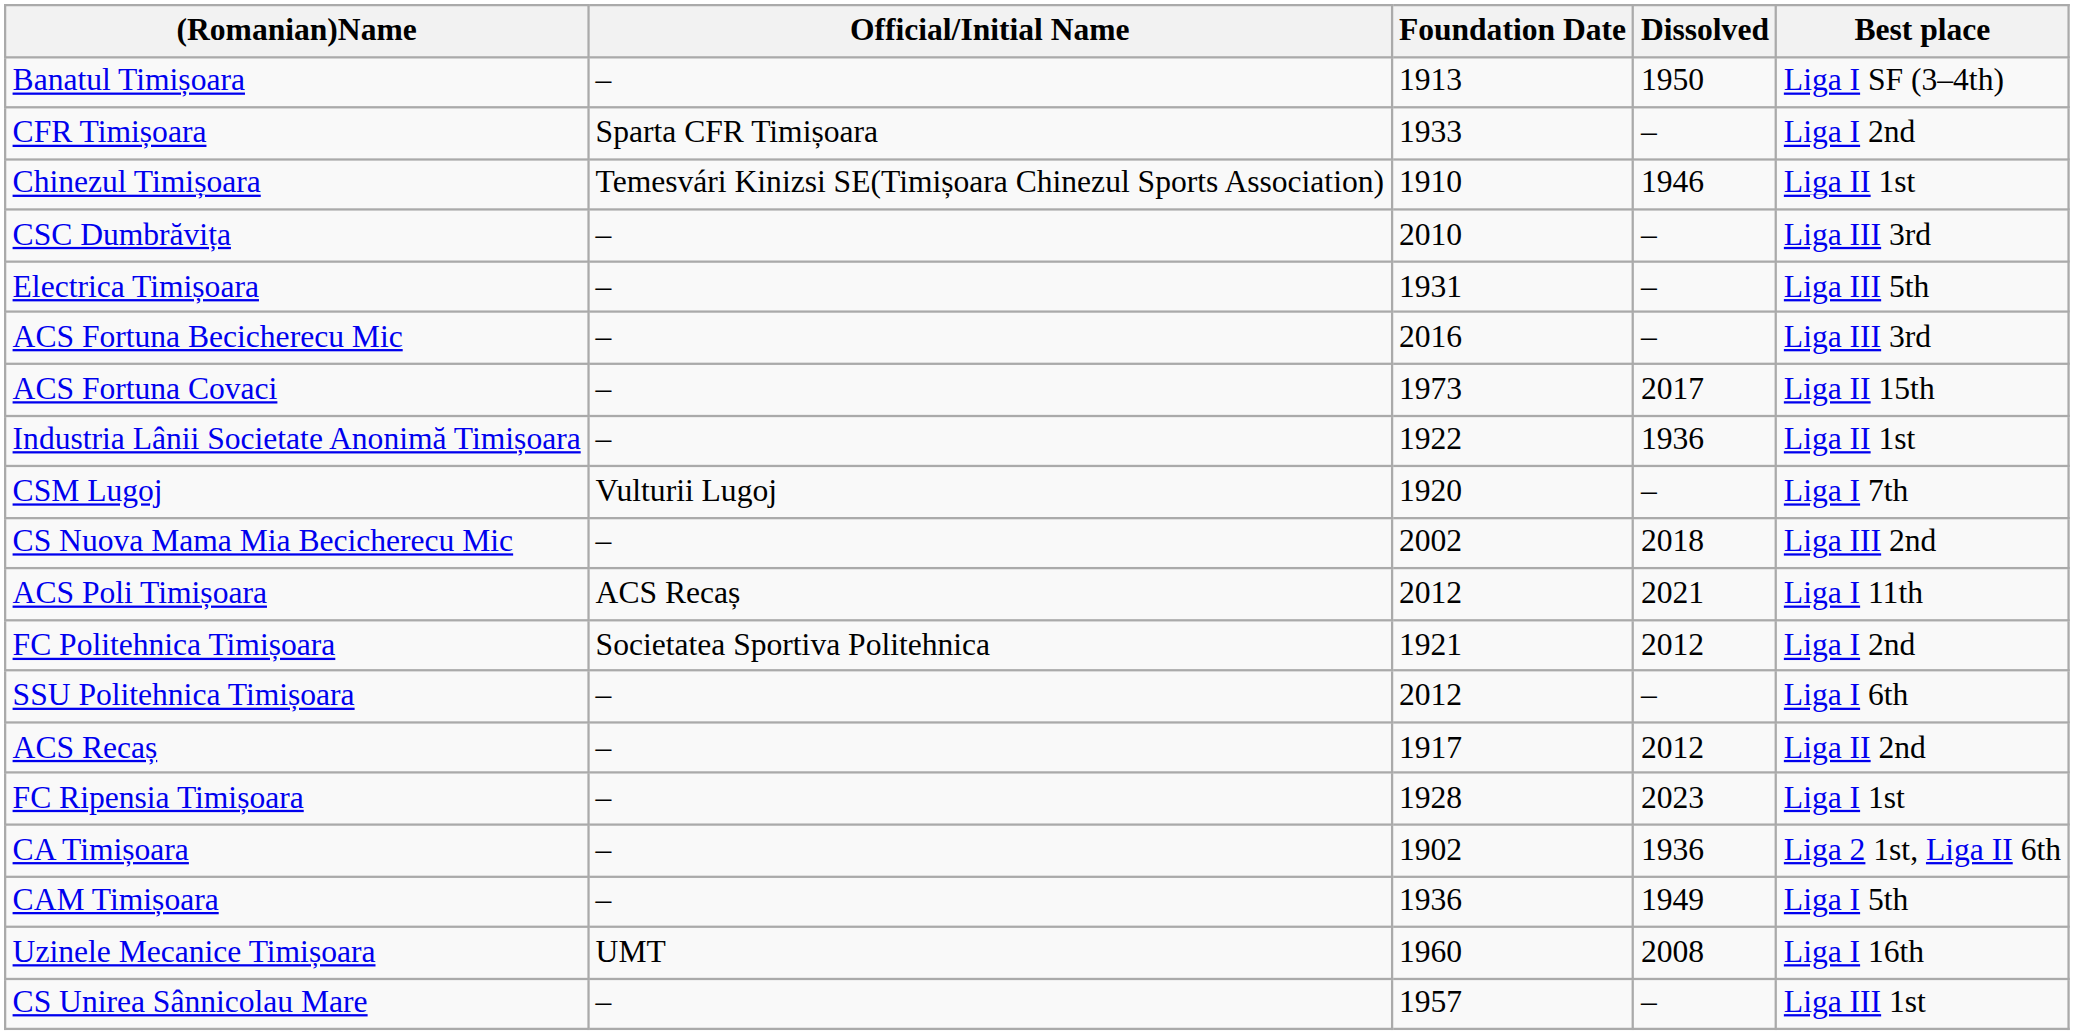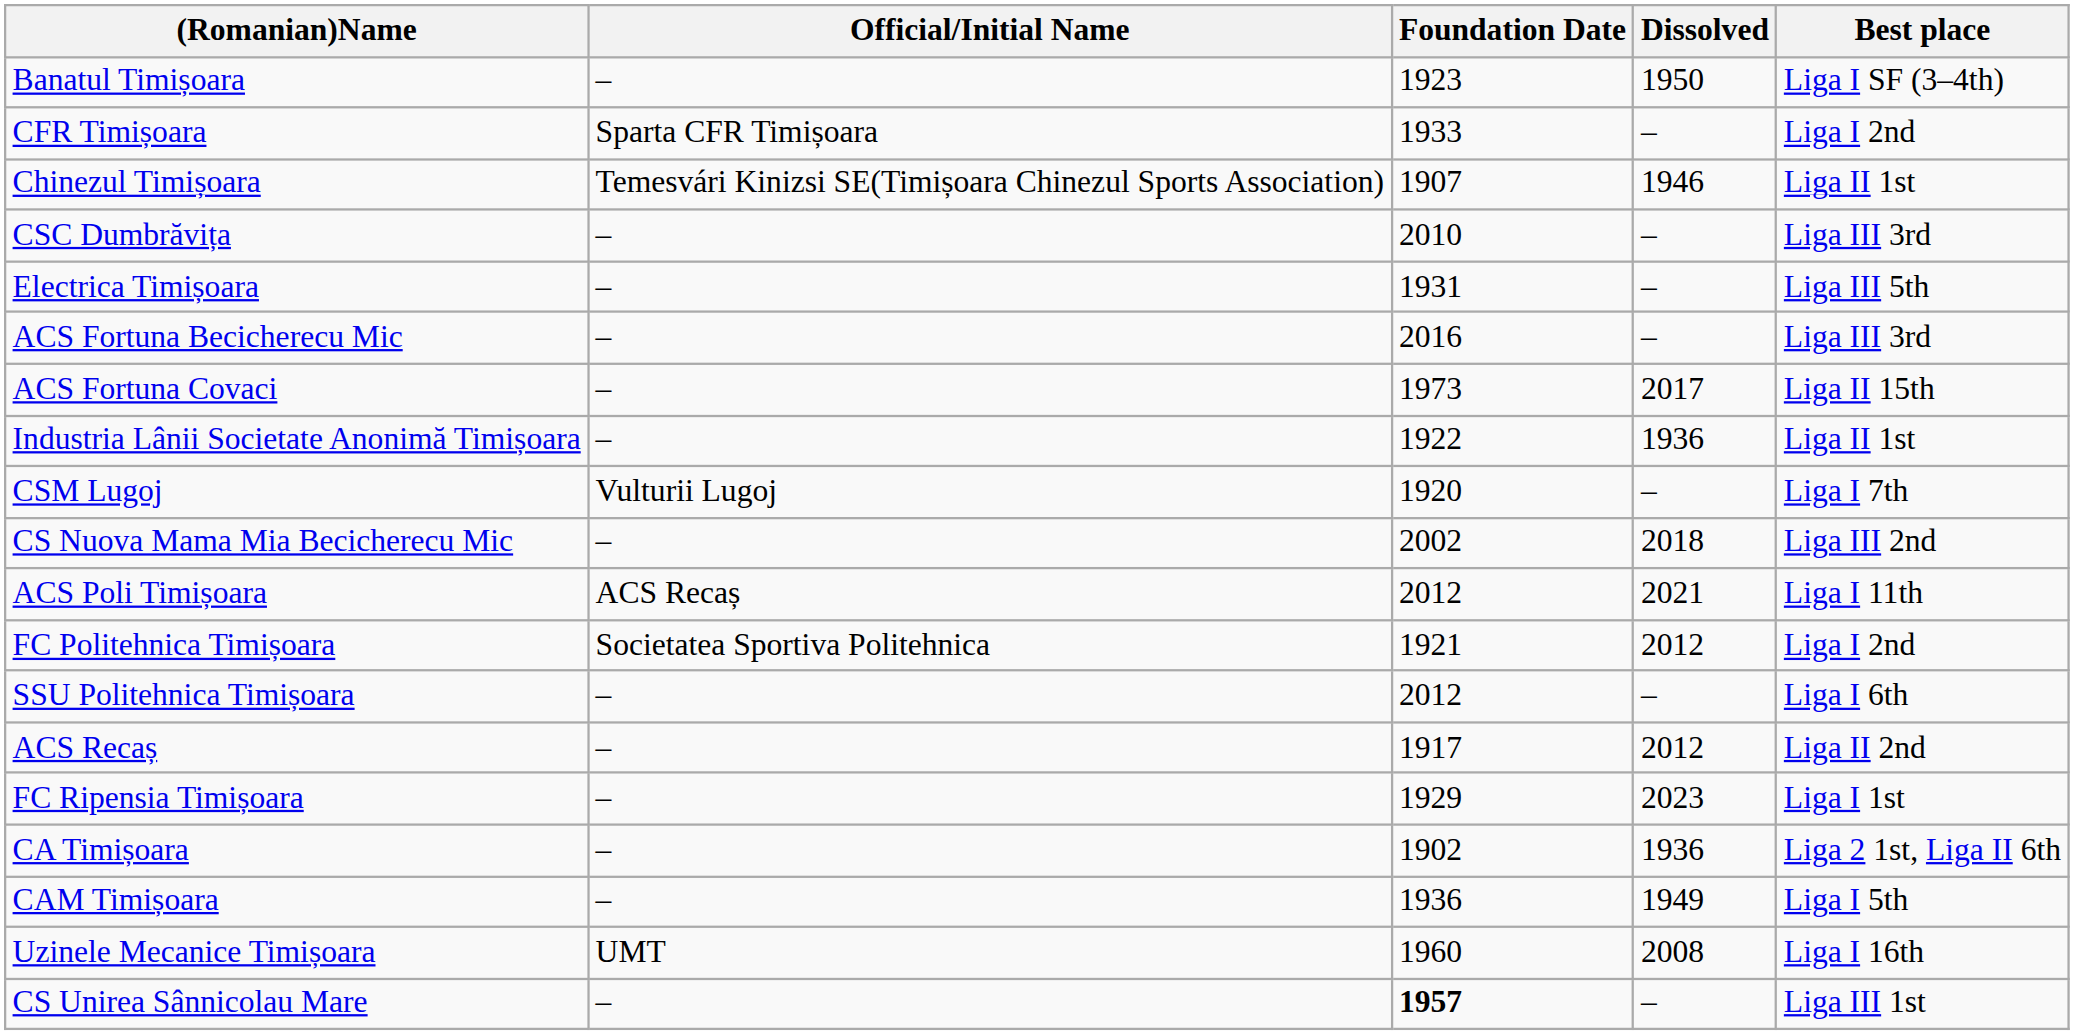(1430, 81) 1913 -> (1430, 81) 1923
(1430, 183) 1910 -> (1430, 183) 1907
(1430, 798) 1928 -> (1430, 798) 1929
(1430, 1003) normal -> (1430, 1003) bold
